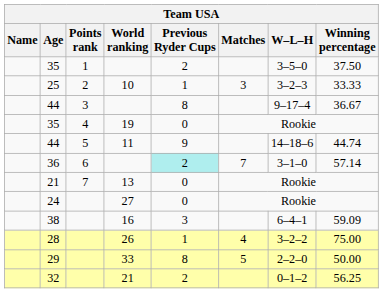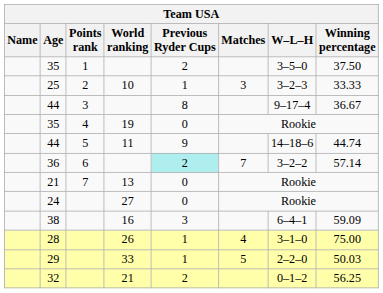(292, 162) 3–1–0 -> (292, 162) 3–2–2
(292, 239) 3–2–2 -> (292, 239) 3–1–0
(185, 259) 8 -> (185, 259) 1
(347, 259) 50.00 -> (347, 259) 50.03
